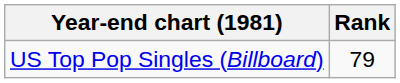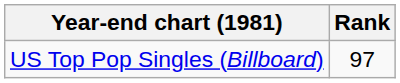(362, 58) 79 -> (362, 58) 97
